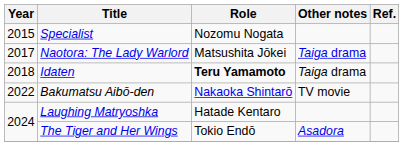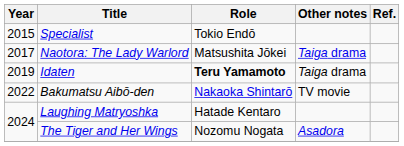(239, 33) Nozomu Nogata -> (225, 33) Tokio Endō
(21, 72) 2018 -> (21, 72) 2019
(225, 131) Tokio Endō -> (239, 131) Nozomu Nogata
